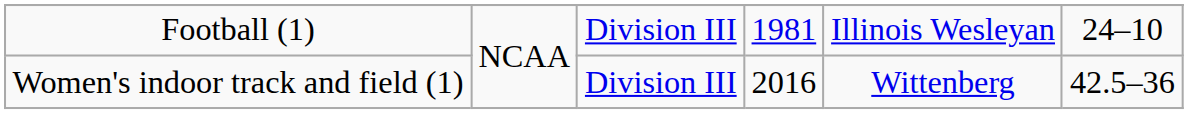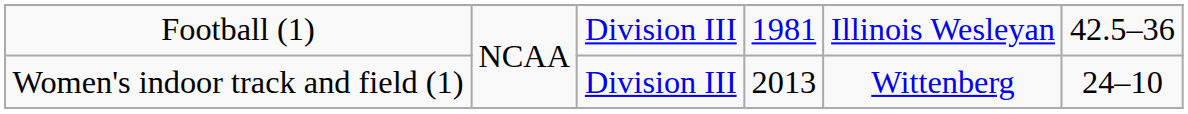(1122, 30) 24–10 -> (1122, 30) 42.5–36
(784, 81) 2016 -> (784, 81) 2013
(1122, 81) 42.5–36 -> (1122, 81) 24–10
